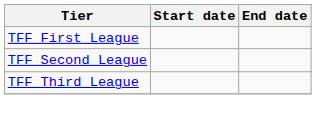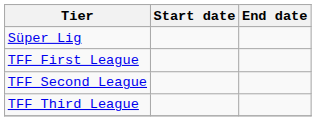+ row: (45, 38)
